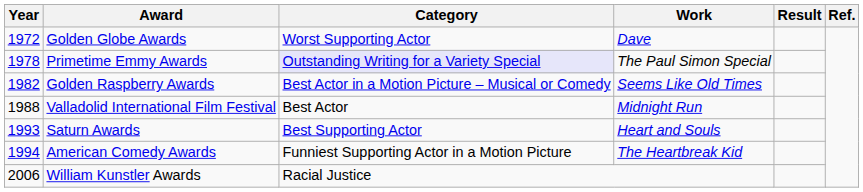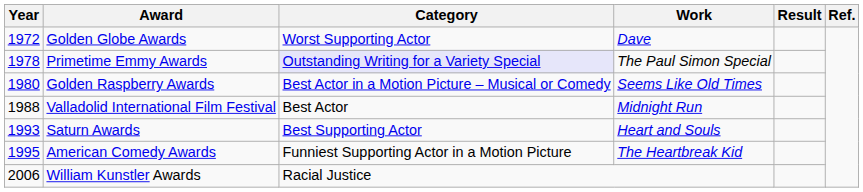(24, 84) 1982 -> (24, 84) 1980
(24, 152) 1994 -> (24, 152) 1995
